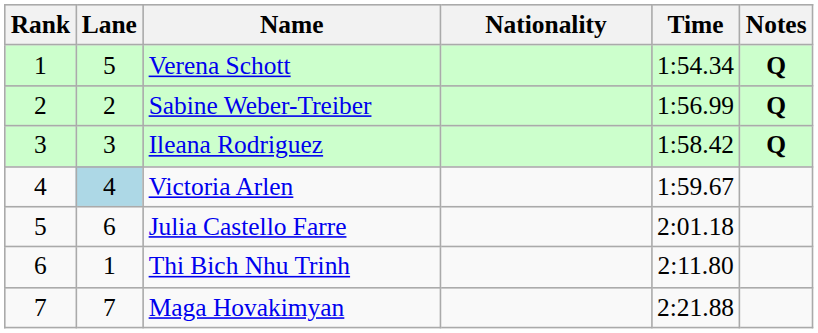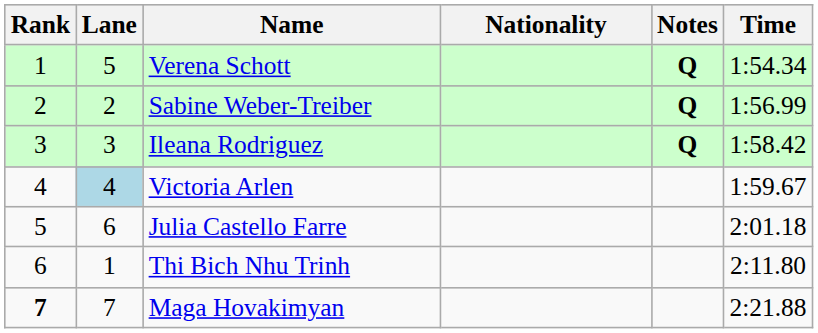columns swapped: (696, 24) <-> (776, 24)
(40, 307) normal -> (40, 307) bold
